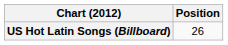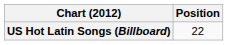(198, 31) 26 -> (198, 31) 22
